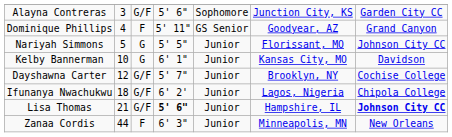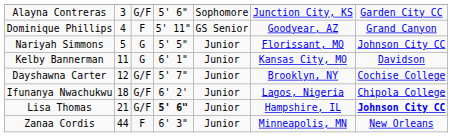(123, 60) 10 -> (123, 60) 11
